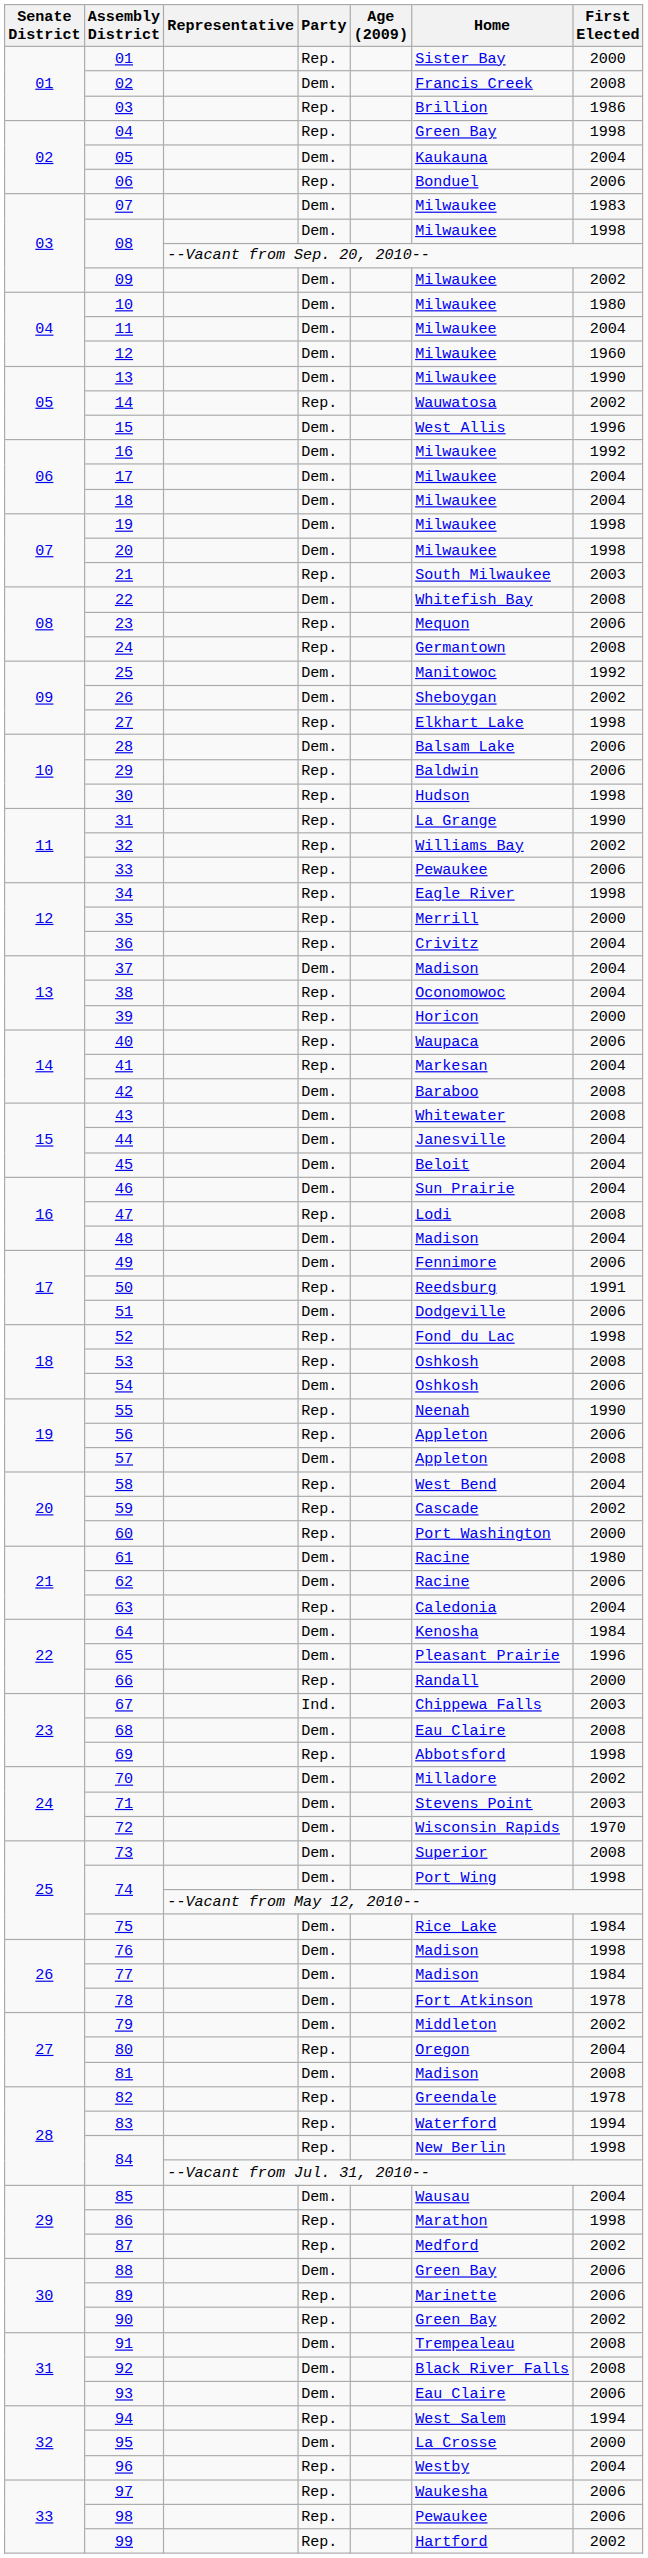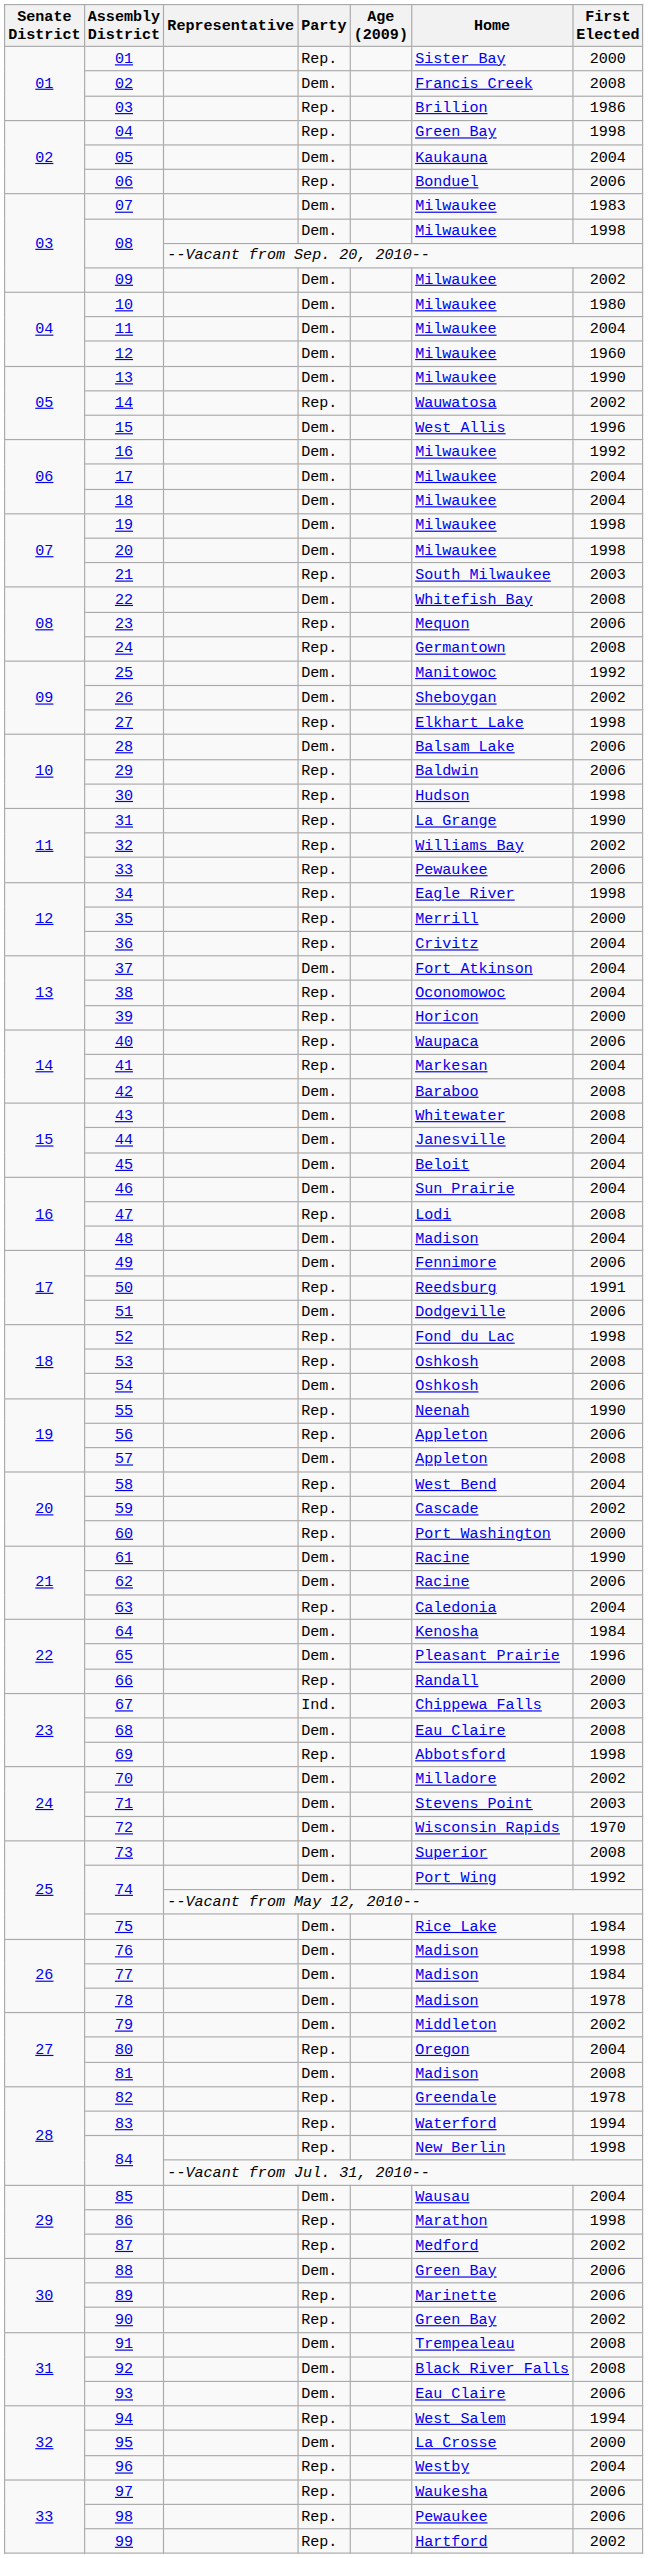(447, 968) Madison -> (474, 968) Fort Atkinson
(608, 1558) 1980 -> (608, 1558) 1990
(608, 1878) 1998 -> (608, 1878) 1992
(474, 2000) Fort Atkinson -> (447, 2000) Madison
